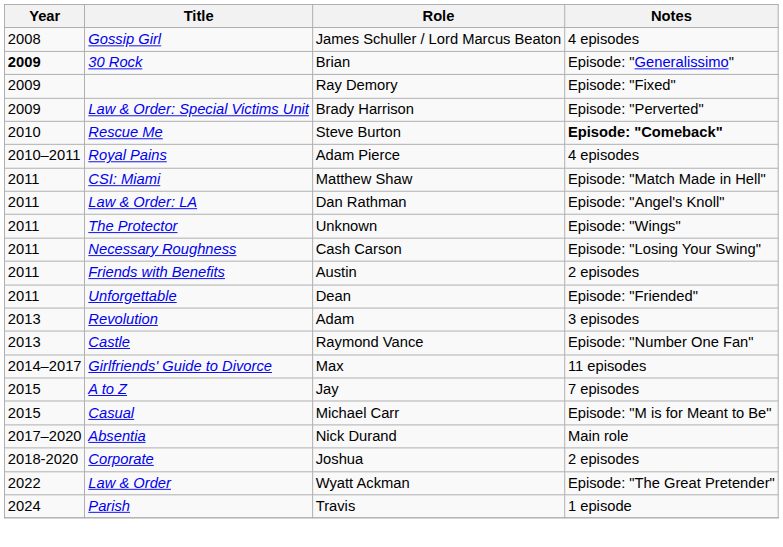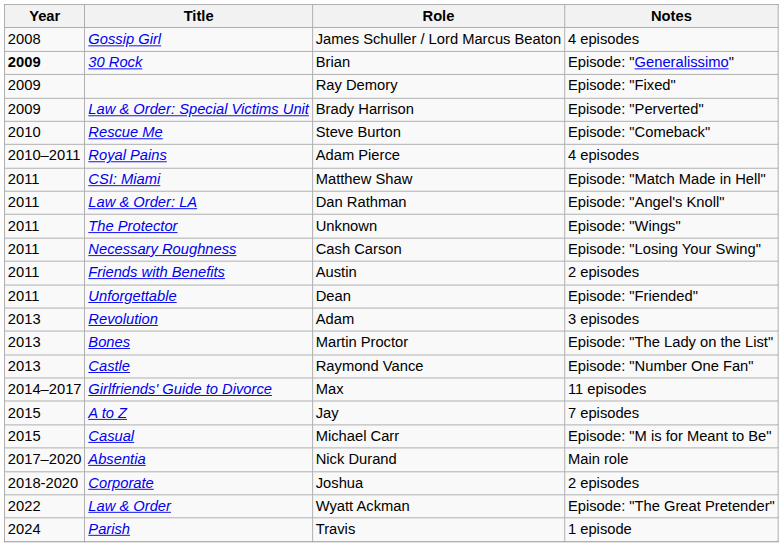(645, 132) bold -> (639, 132) normal
+ row: (109, 343)
